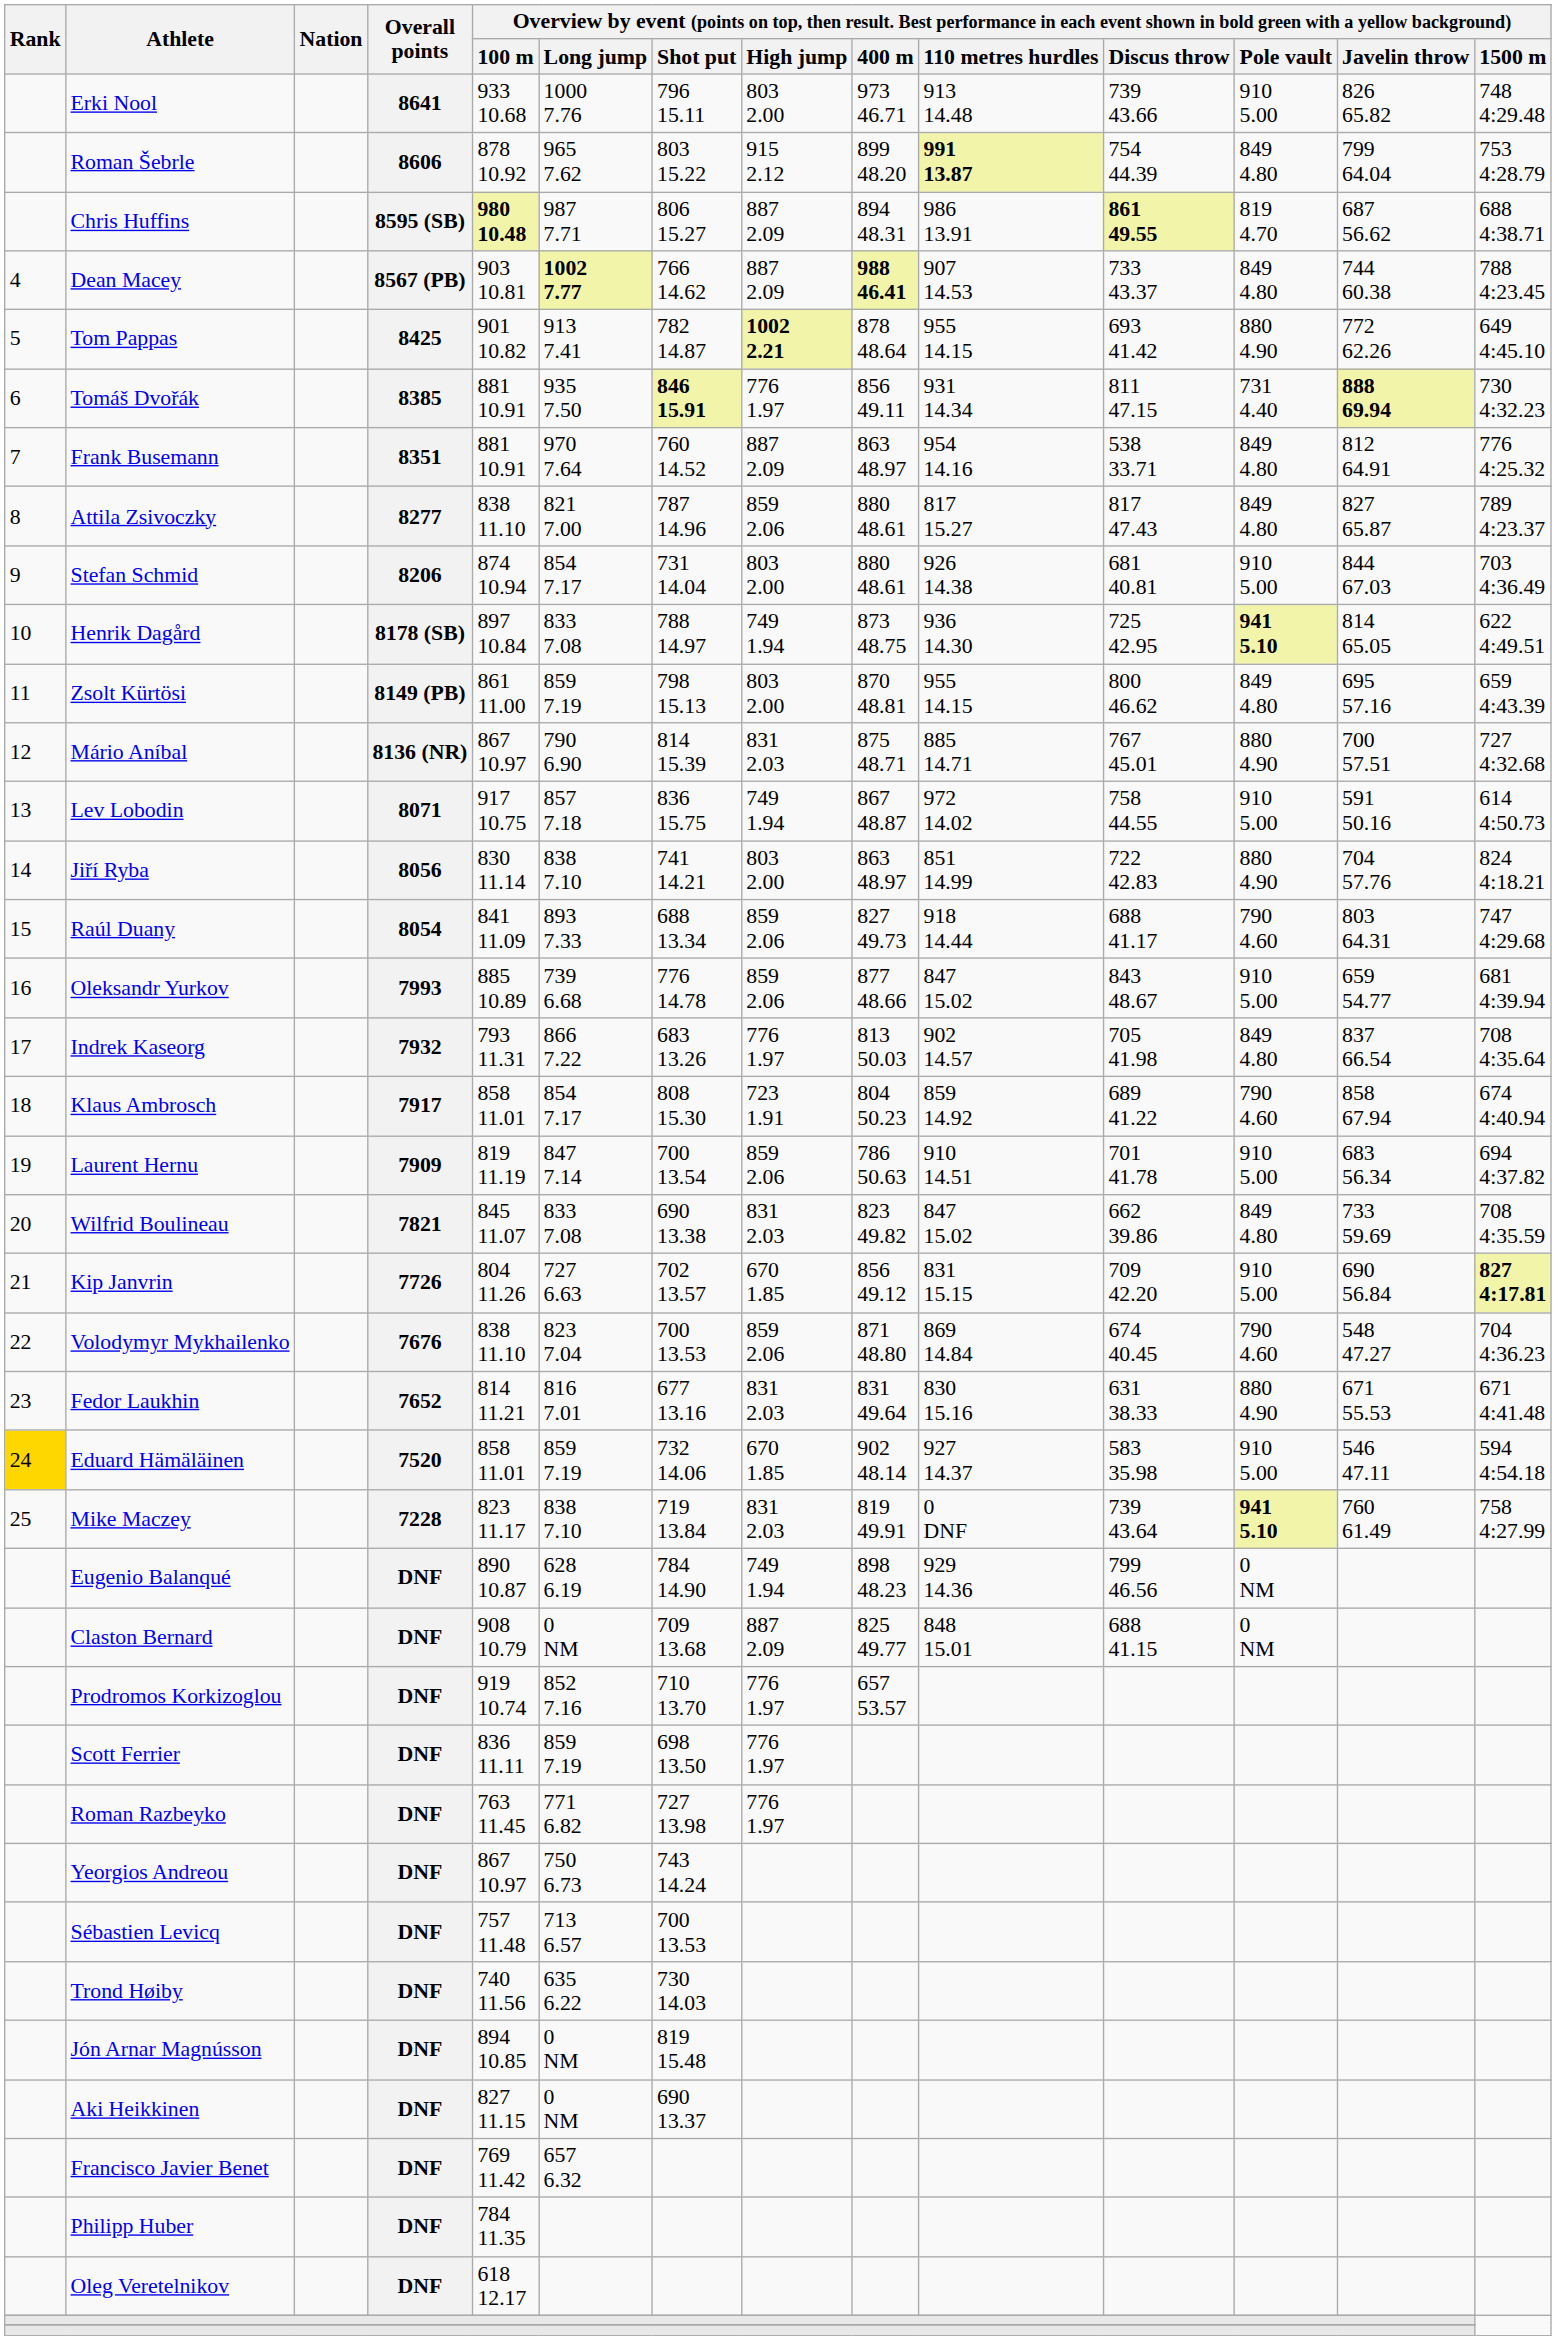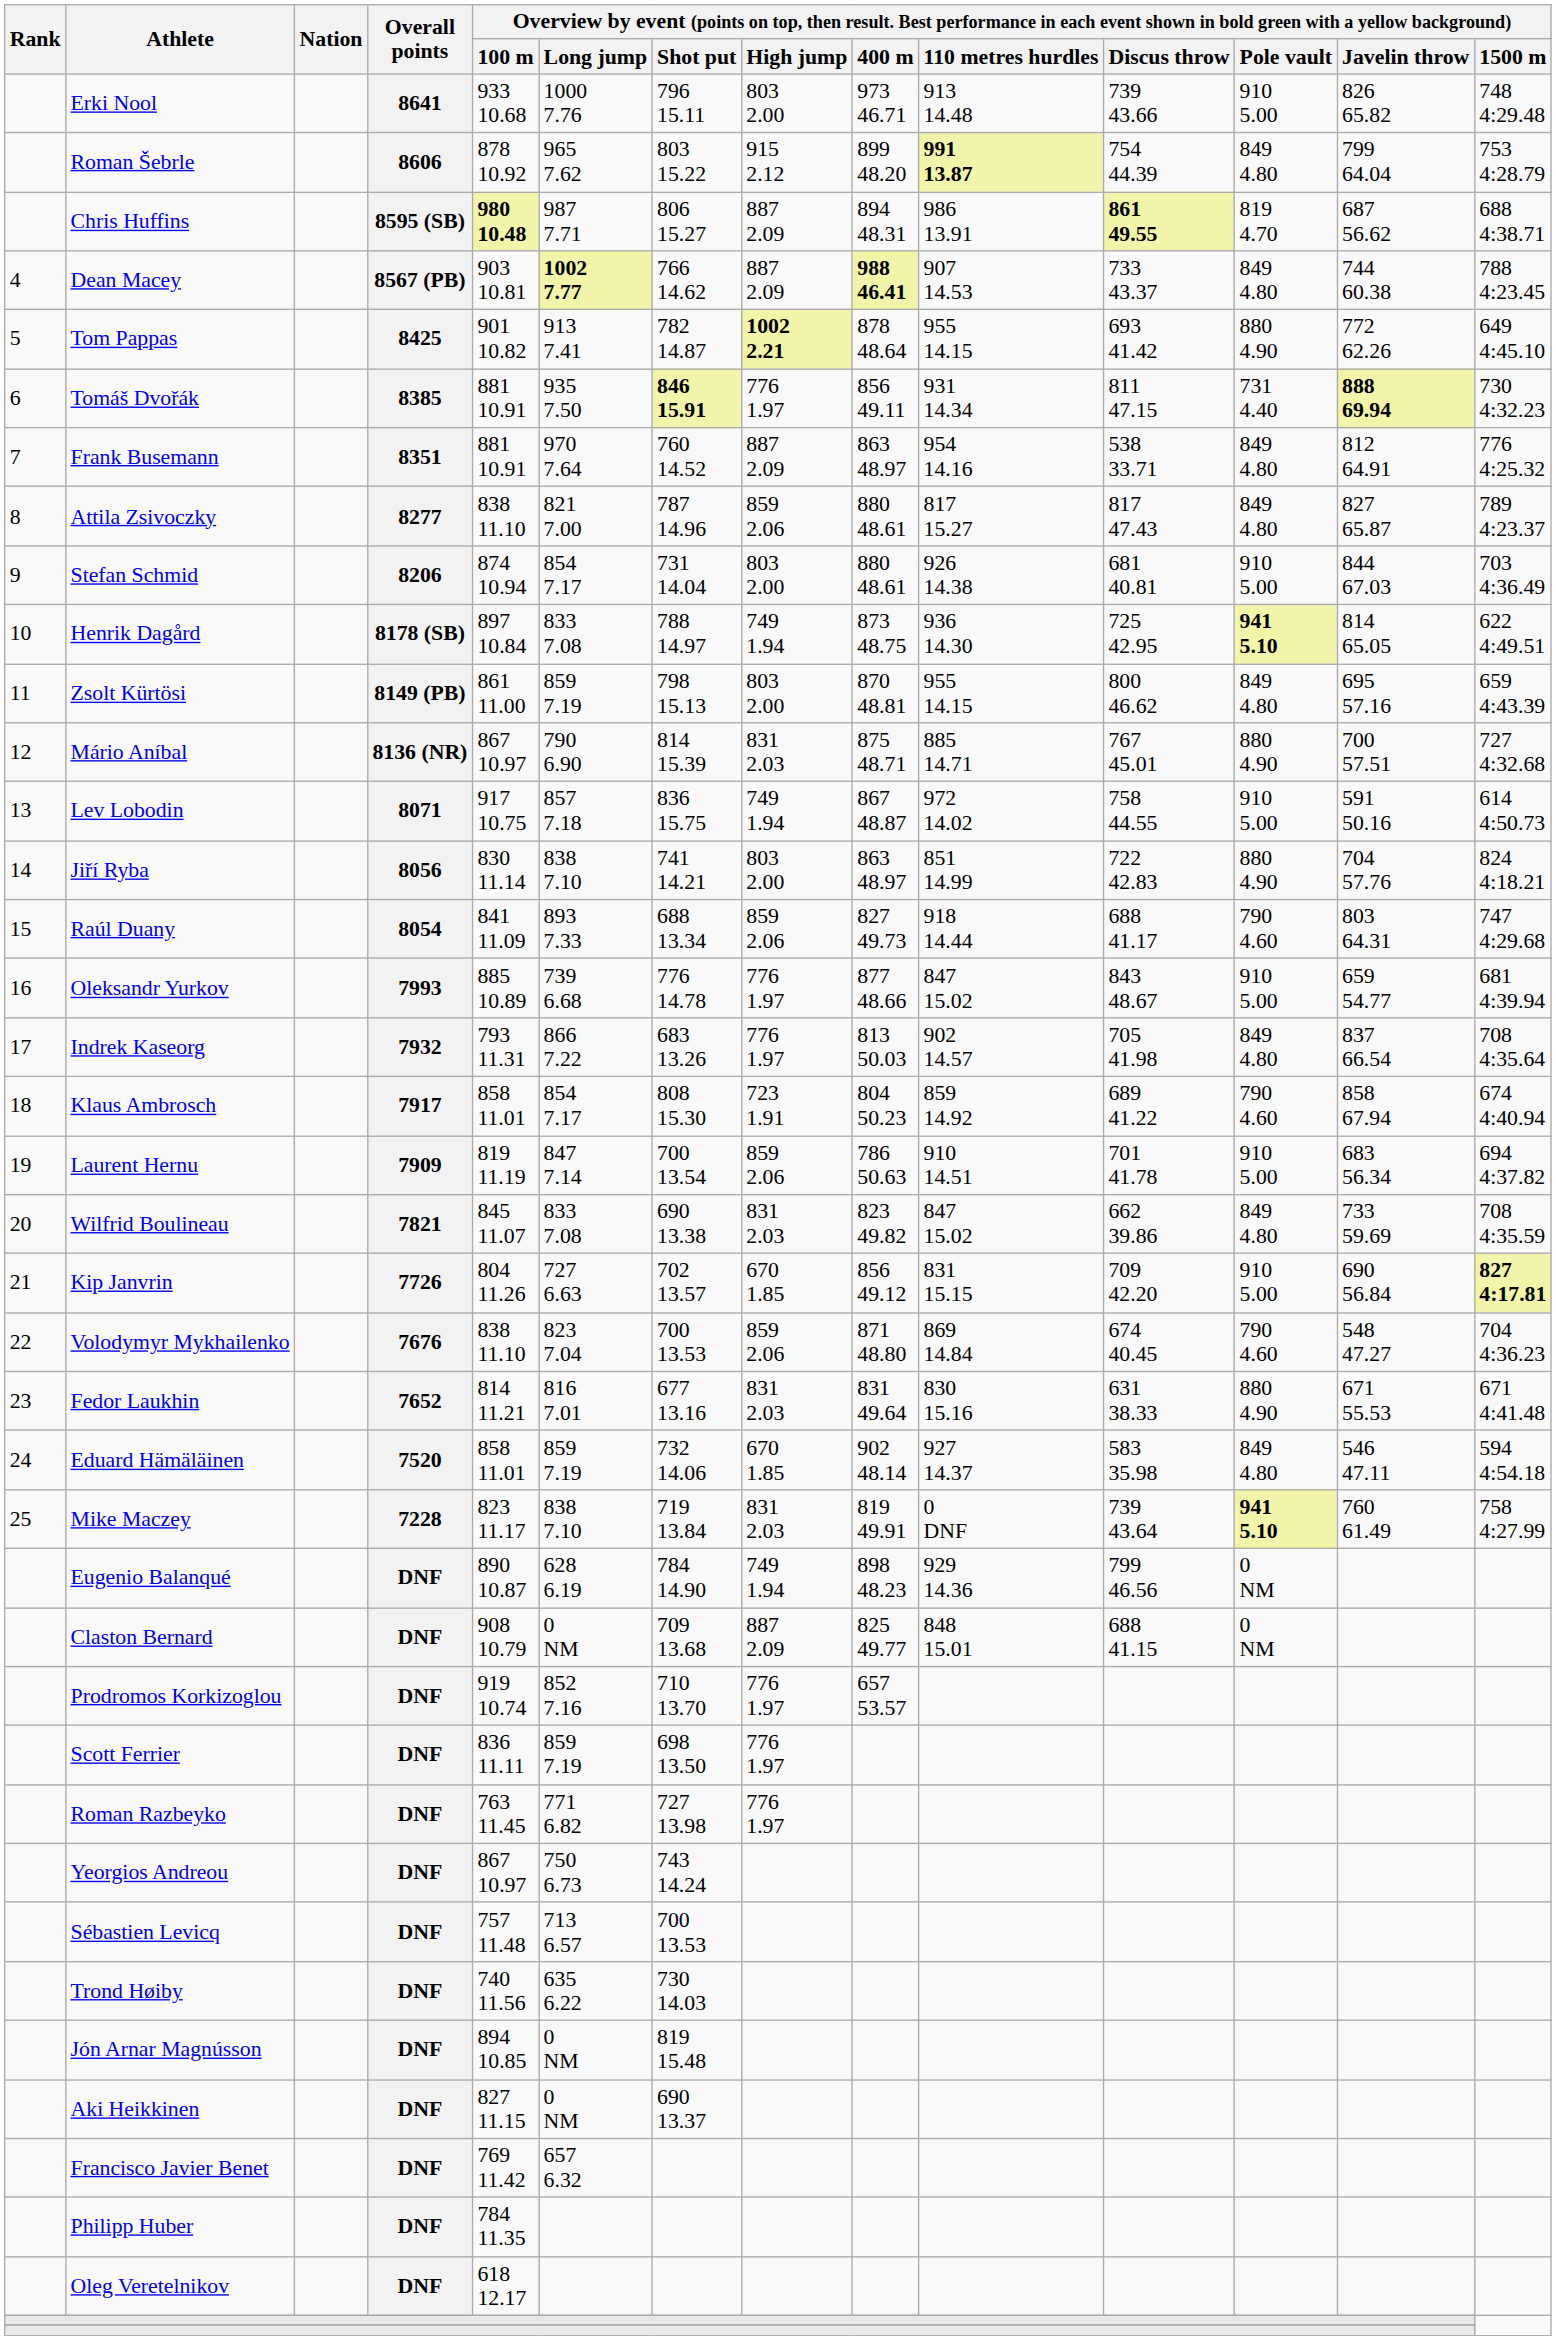(765, 987) 859 2.06 -> (765, 987) 776 1.97
(21, 1459) gold background -> (21, 1459) no background
(1259, 1459) 910 5.00 -> (1259, 1459) 849 4.80
